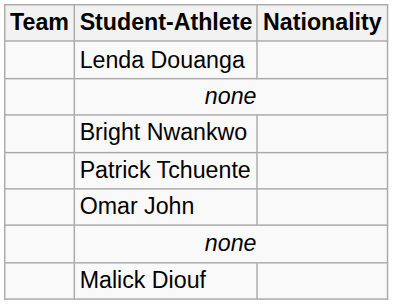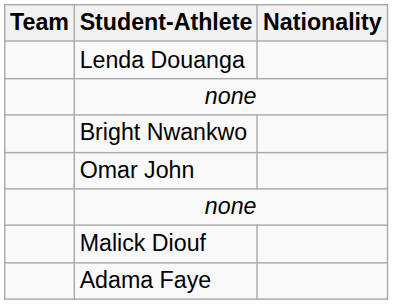- row: (165, 170)
+ row: (145, 280)
